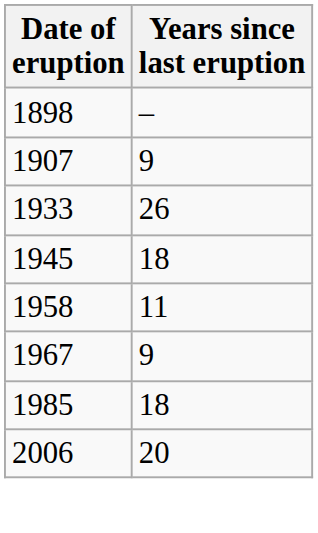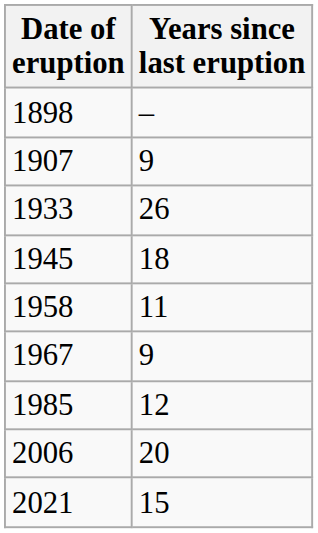(154, 404) 18 -> (154, 404) 12
+ row: (43, 501)
